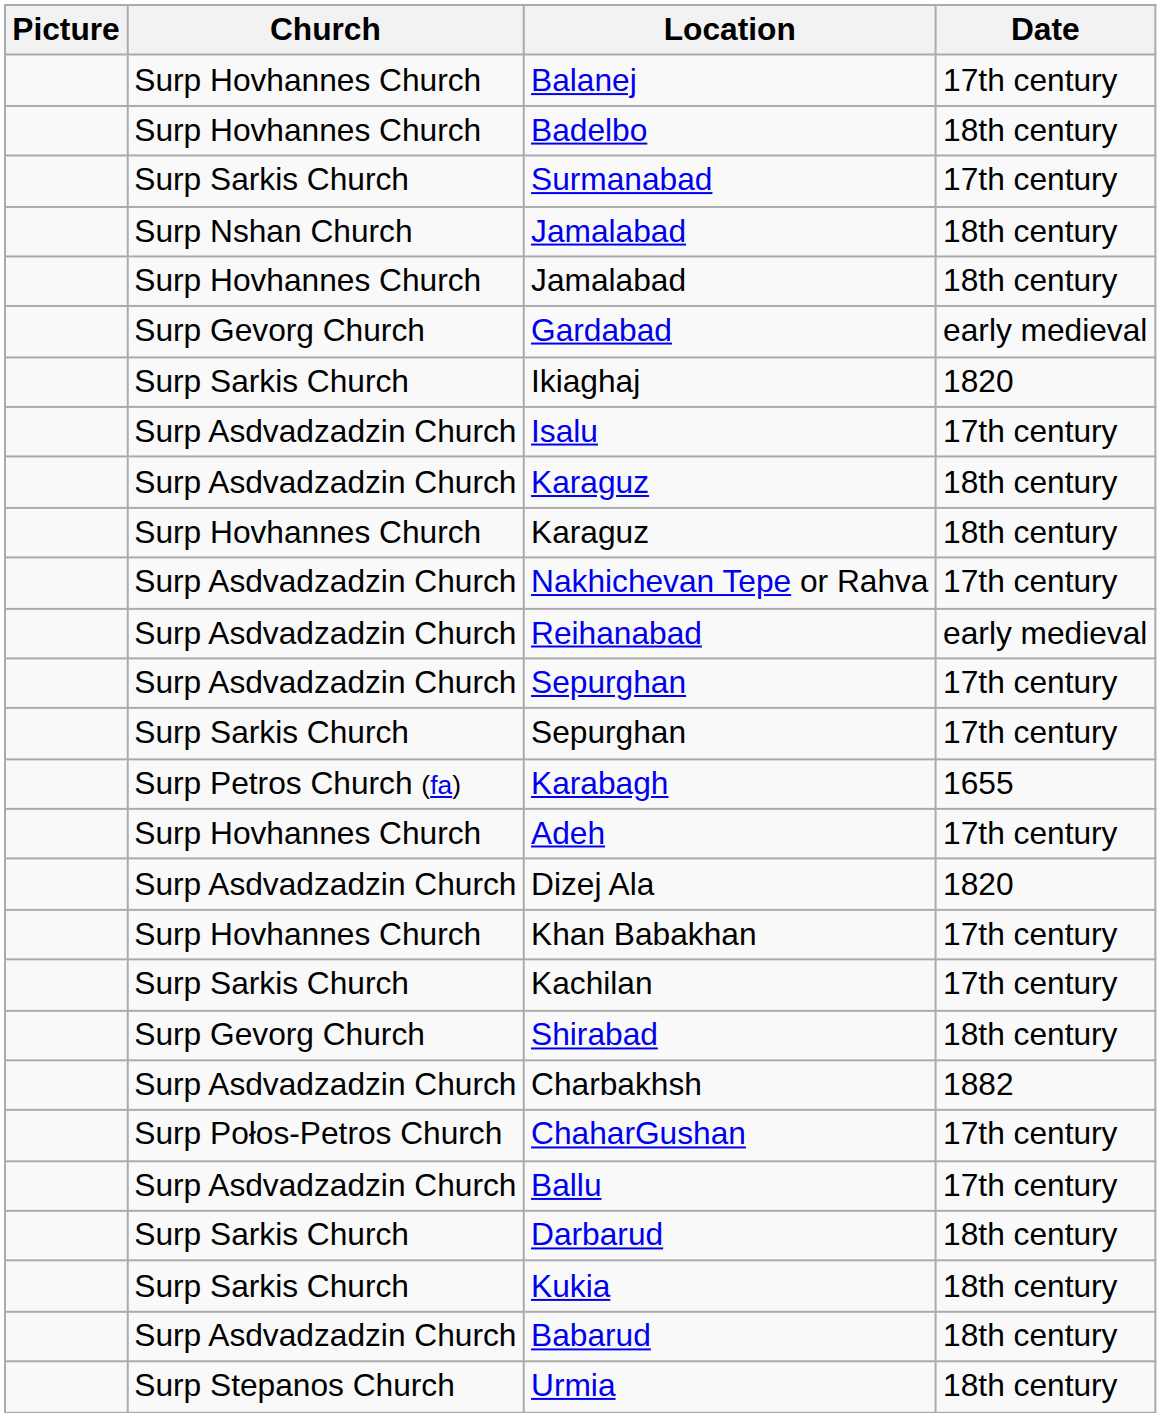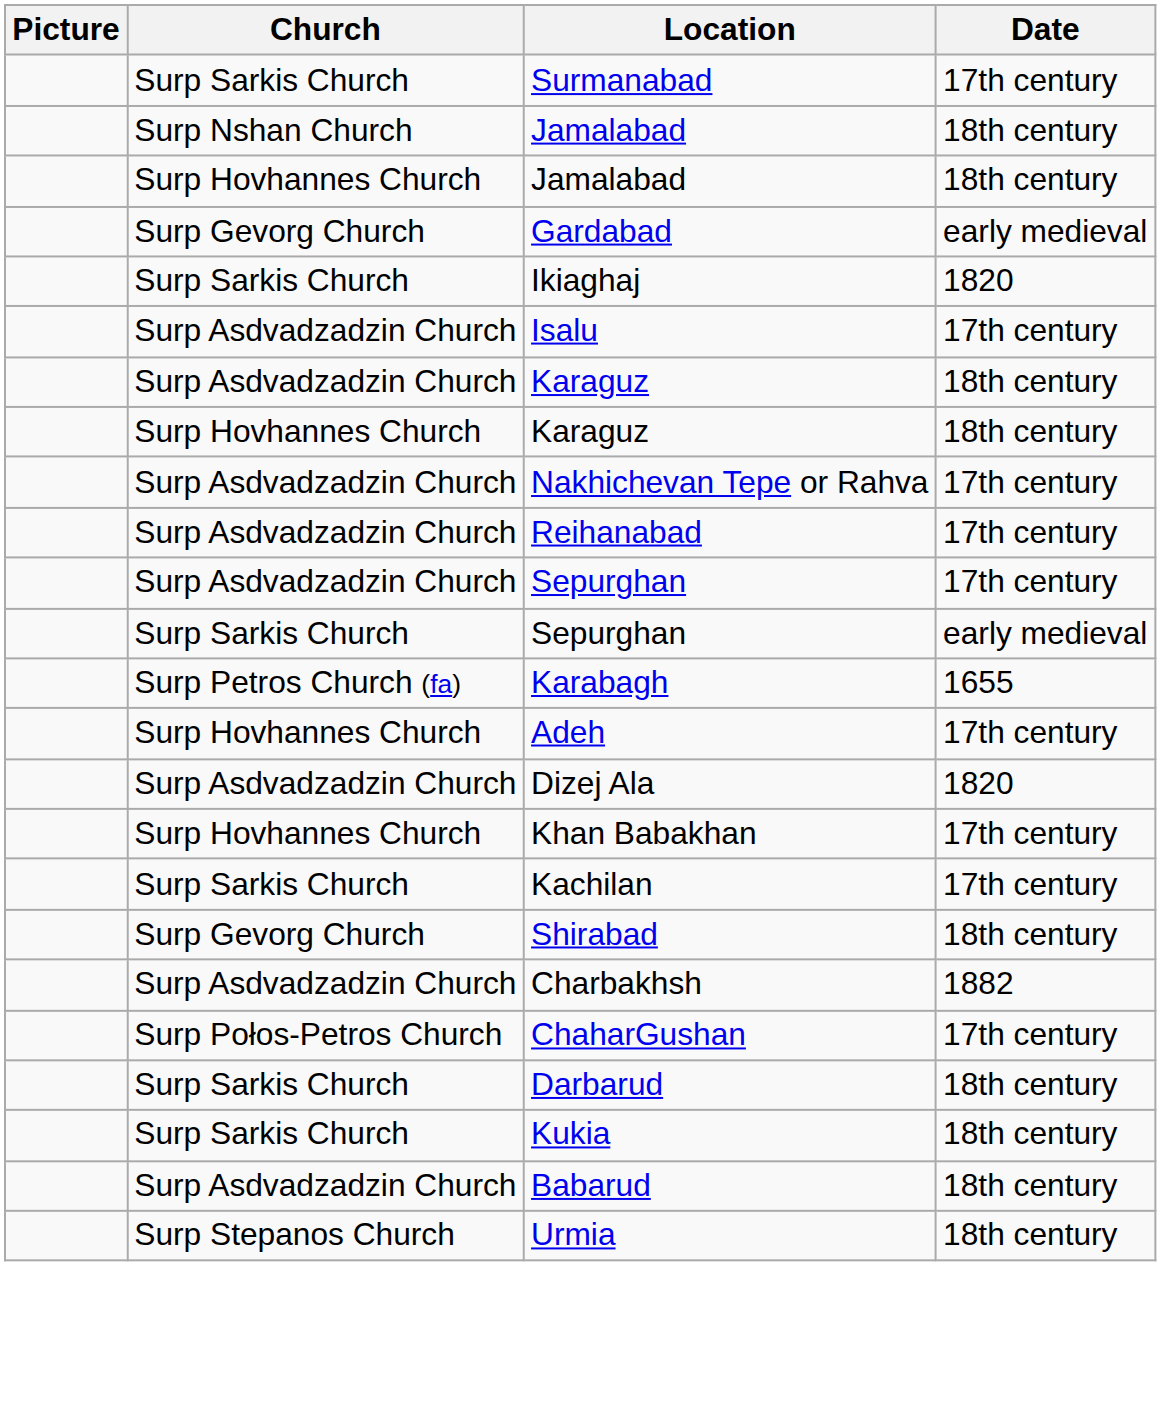- row: (308, 79)
- row: (308, 130)
(1045, 632) early medieval -> (1030, 532) 17th century
(1030, 733) 17th century -> (1045, 632) early medieval
- row: (325, 1185)
